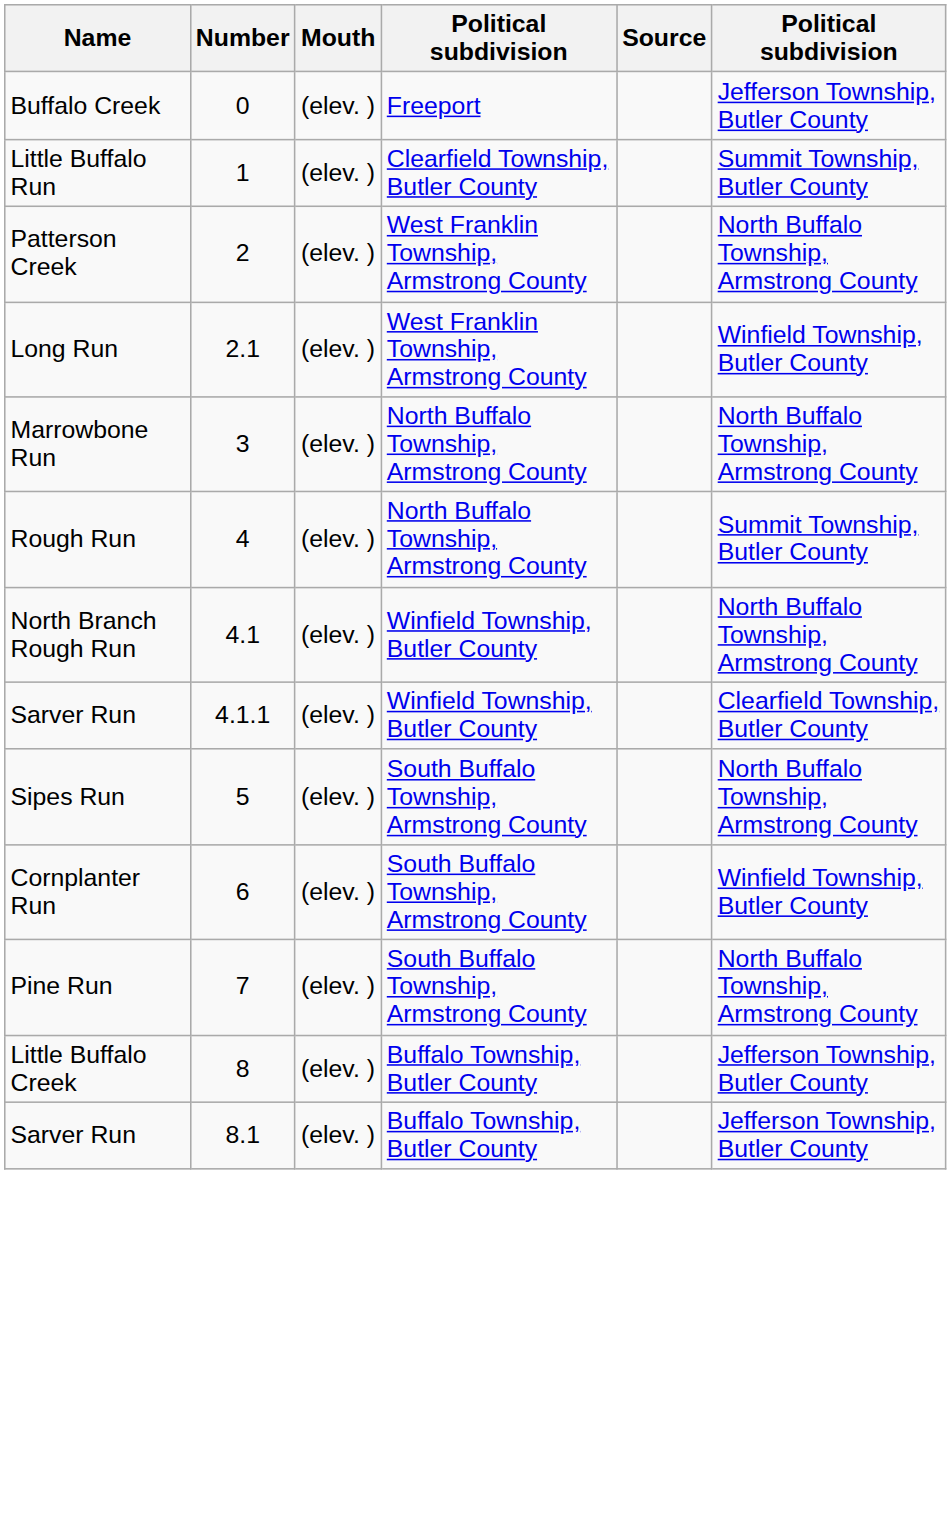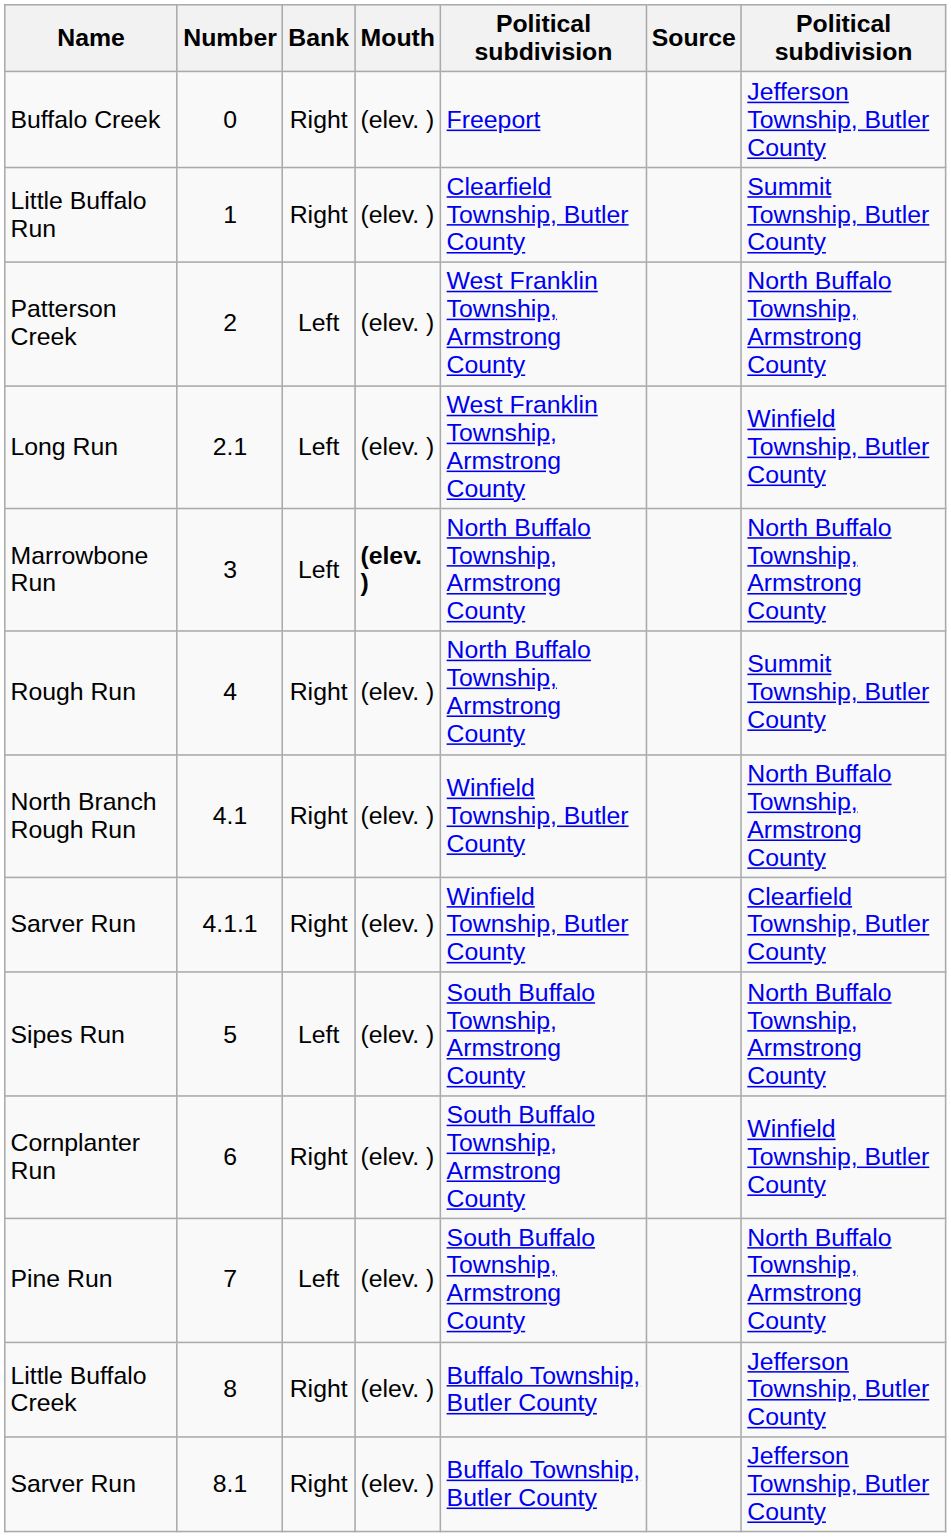+ column: (319, 38)
(338, 444) normal -> (391, 569) bold
